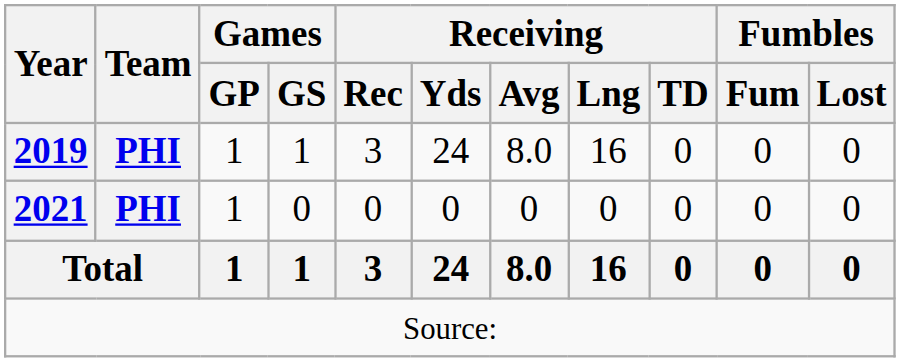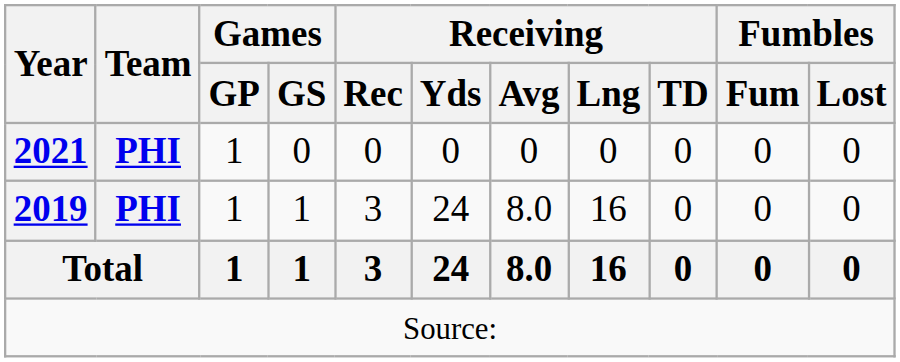rows swapped: (51, 151) <-> (51, 209)
